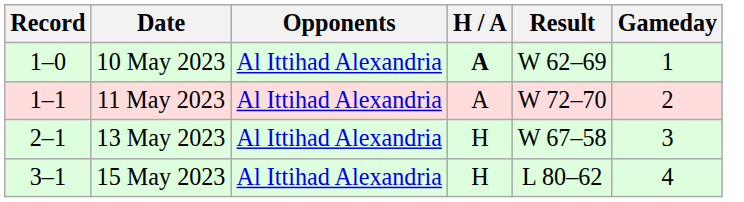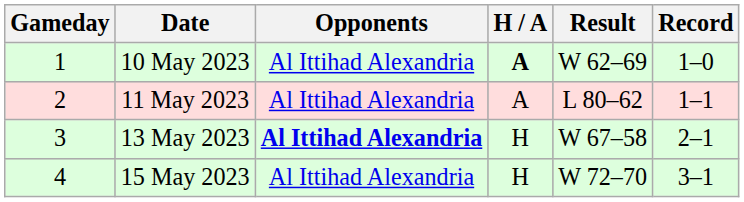columns swapped: (667, 23) <-> (48, 23)
(562, 100) W 72–70 -> (603, 100) L 80–62
(339, 138) normal -> (372, 138) bold
(562, 176) L 80–62 -> (603, 176) W 72–70
